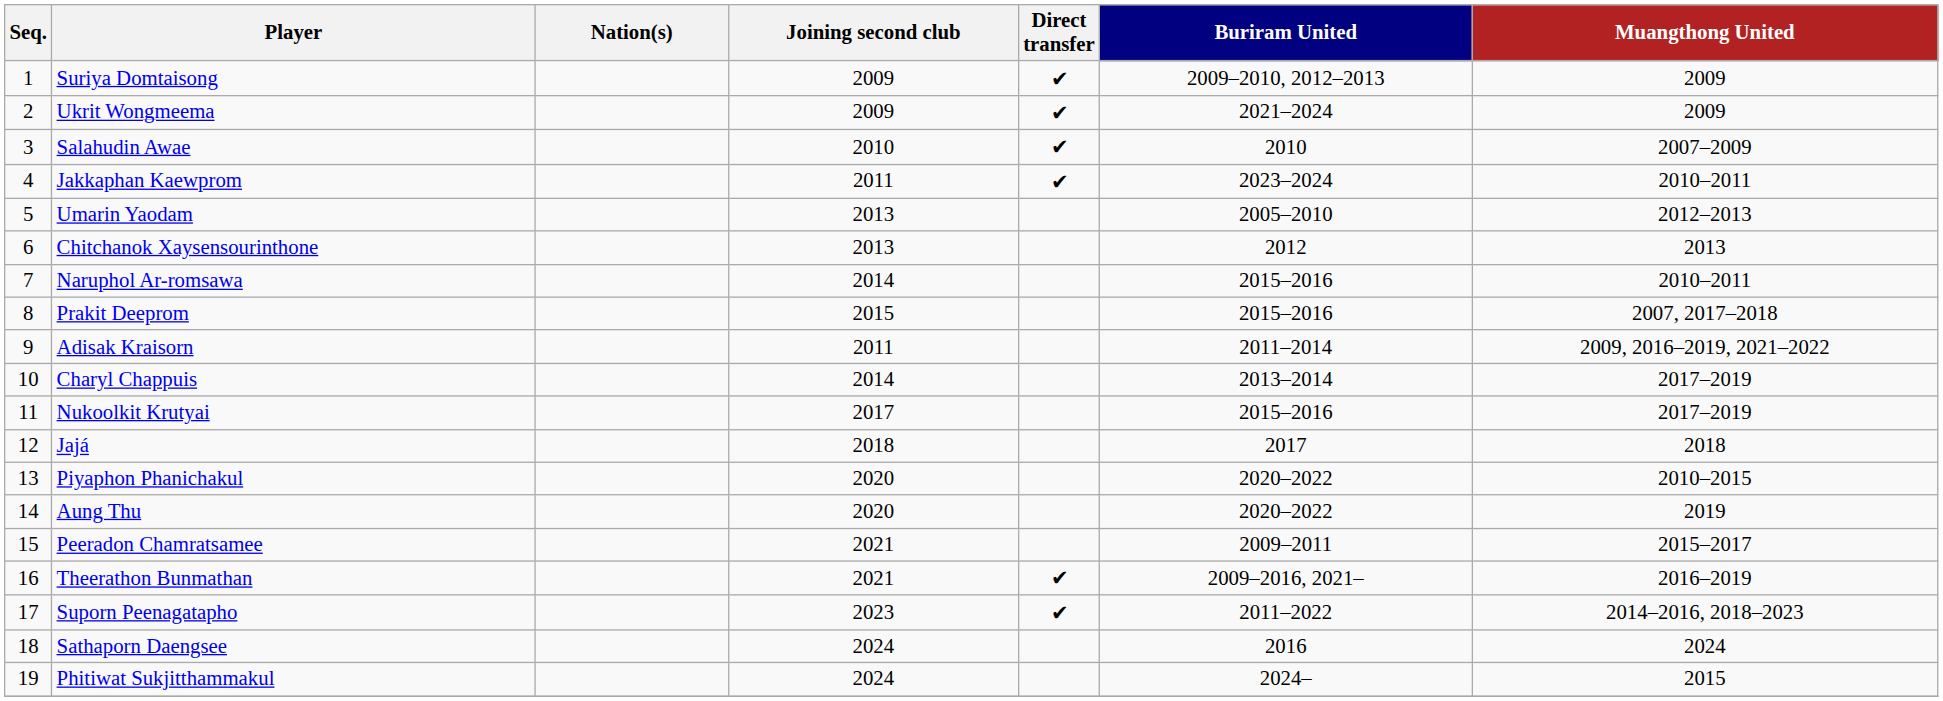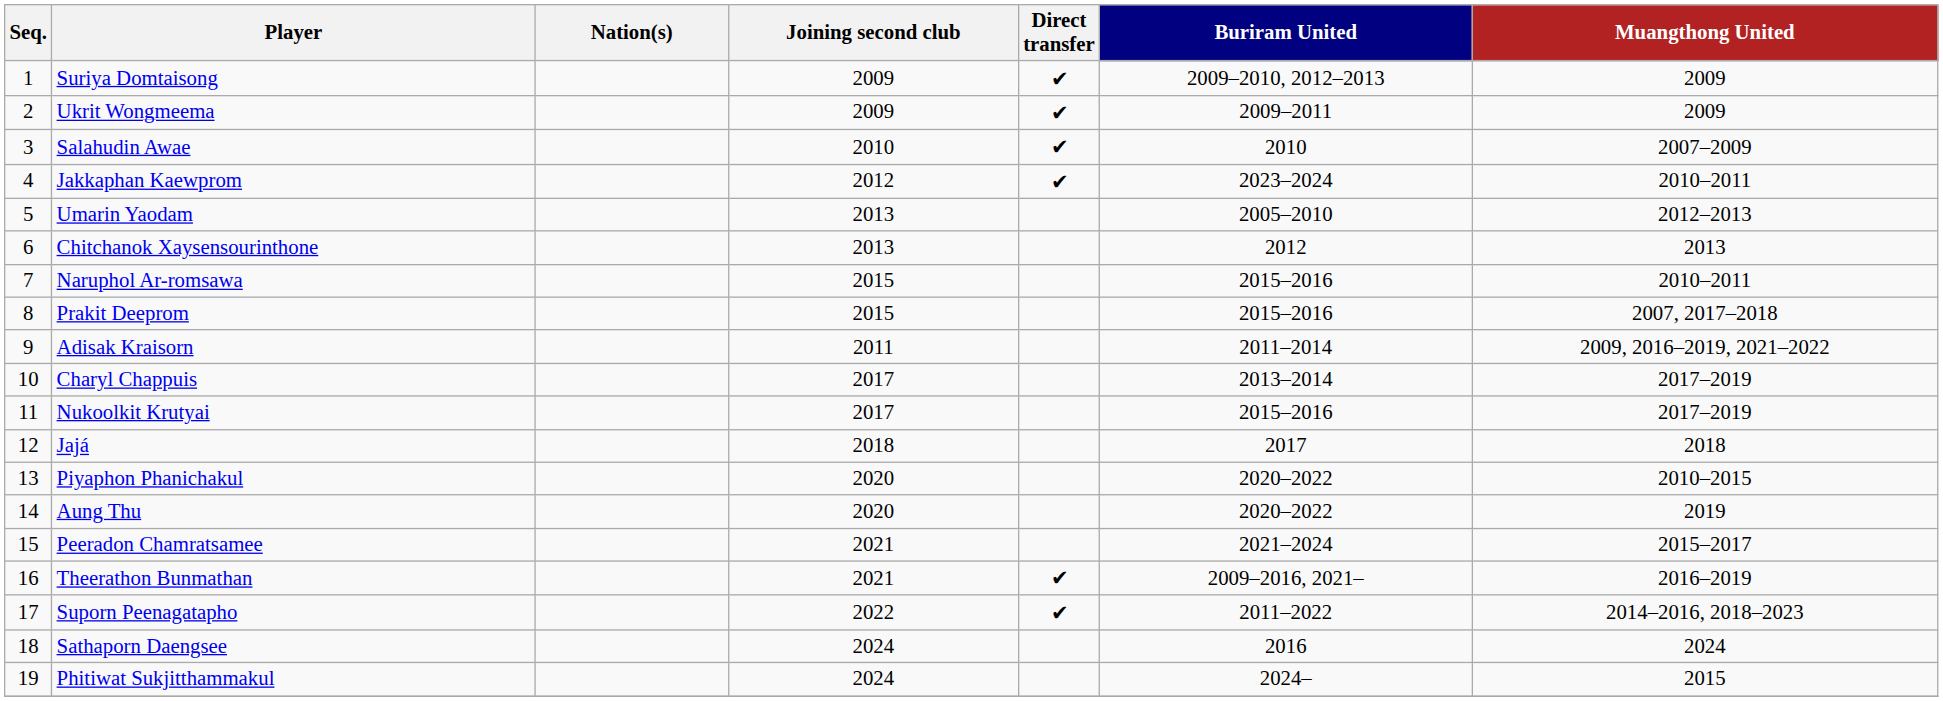(1286, 112) 2021–2024 -> (1286, 112) 2009–2011
(873, 180) 2011 -> (873, 180) 2012
(873, 280) 2014 -> (873, 280) 2015
(873, 379) 2014 -> (873, 379) 2017
(1286, 544) 2009–2011 -> (1286, 544) 2021–2024
(873, 612) 2023 -> (873, 612) 2022
